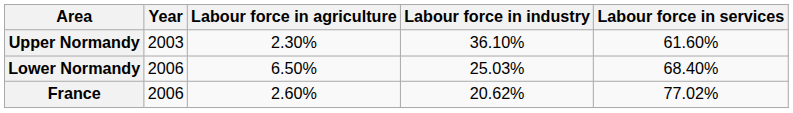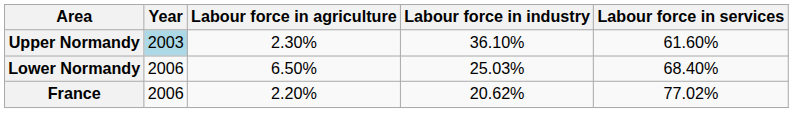(166, 42) no background -> (166, 42) lightblue background
(294, 94) 2.60% -> (294, 94) 2.20%
